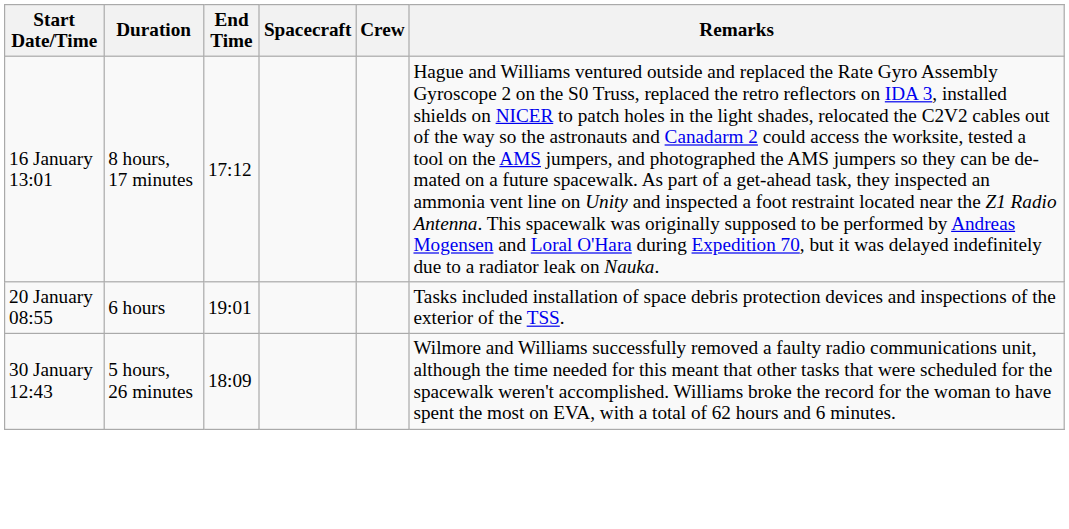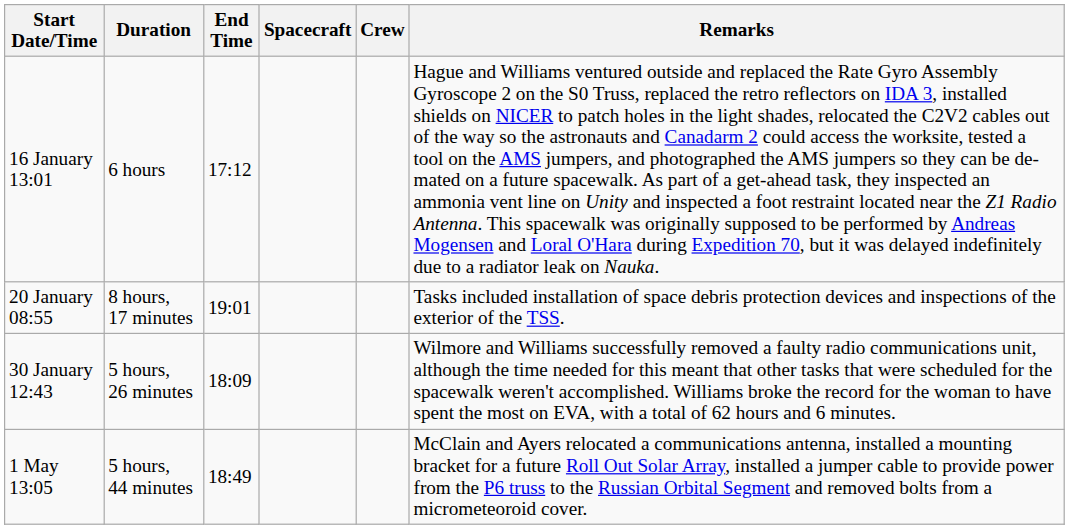(151, 168) 8 hours, 17 minutes -> (137, 168) 6 hours
(137, 307) 6 hours -> (151, 307) 8 hours, 17 minutes
+ row: (34, 476)
